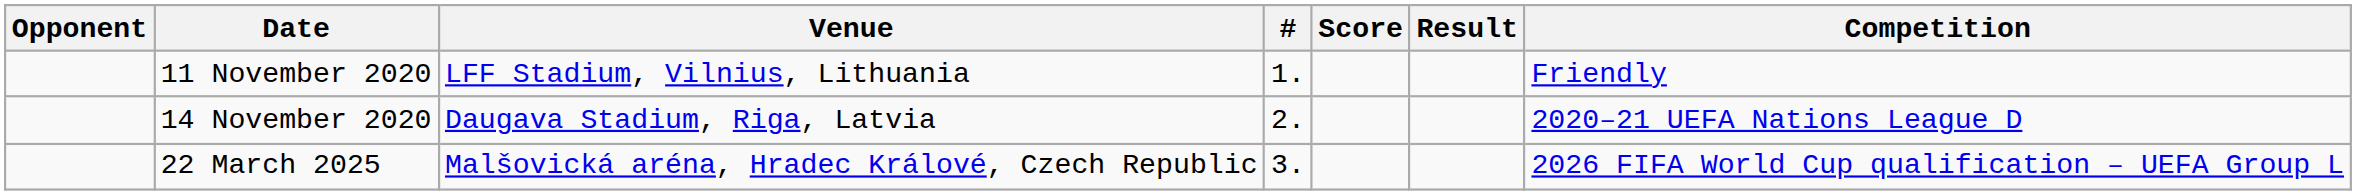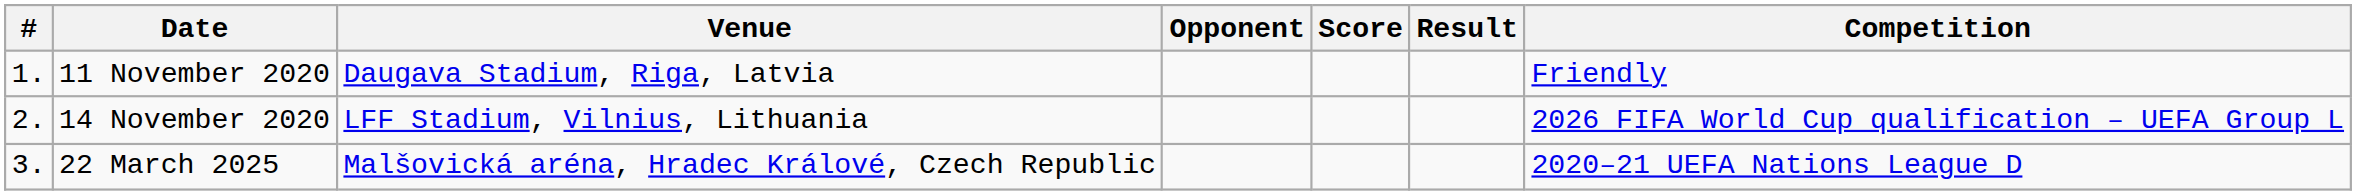columns swapped: (1288, 28) <-> (80, 28)
(707, 74) LFF Stadium, Vilnius, Lithuania -> (589, 74) Daugava Stadium, Riga, Latvia
(690, 120) Daugava Stadium, Riga, Latvia -> (606, 120) LFF Stadium, Vilnius, Lithuania
(1777, 120) 2020–21 UEFA Nations League D -> (1938, 120) 2026 FIFA World Cup qualification – UEFA Group L
(1938, 166) 2026 FIFA World Cup qualification – UEFA Group L -> (1777, 166) 2020–21 UEFA Nations League D
